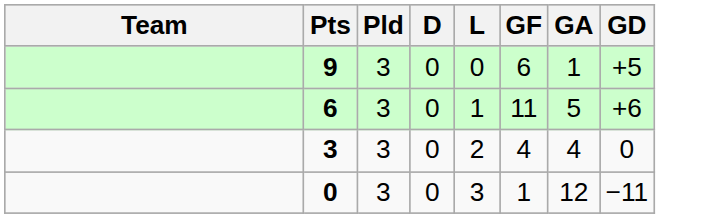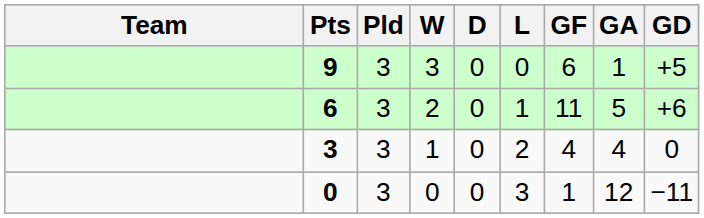+ column: (432, 25)
